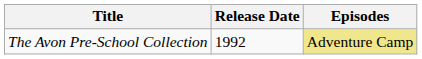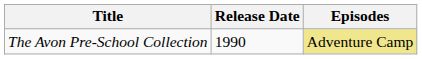(230, 41) 1992 -> (230, 41) 1990
